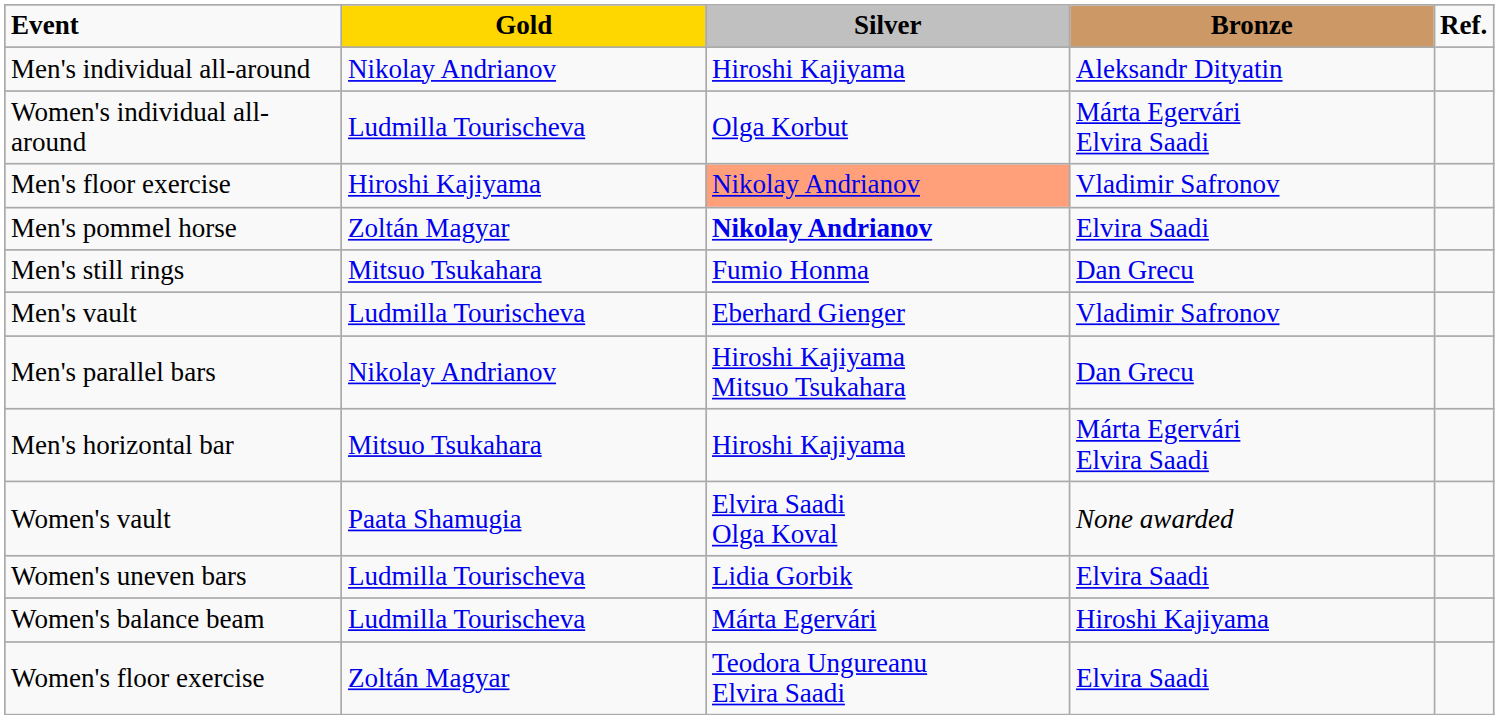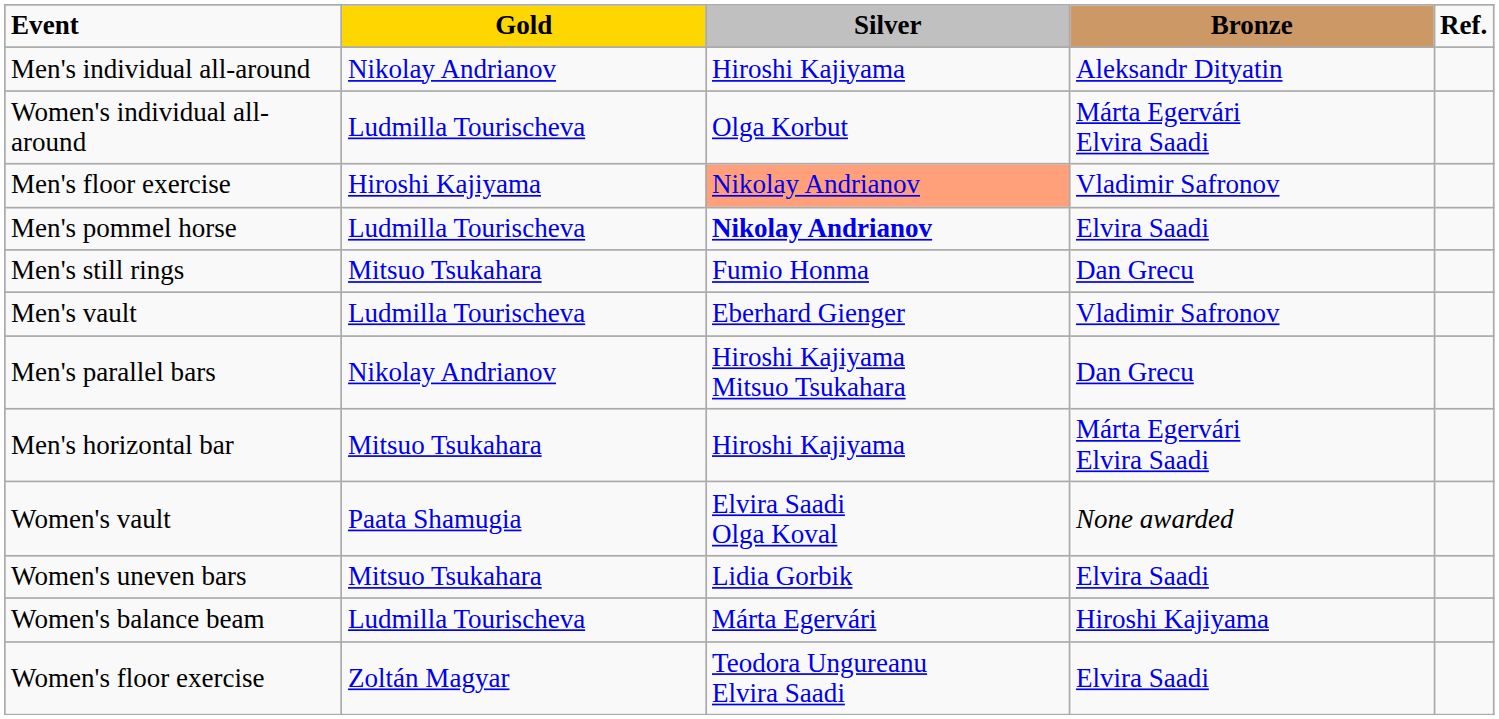(429, 227) Zoltán Magyar -> (467, 227) Ludmilla Tourischeva
(467, 576) Ludmilla Tourischeva -> (445, 576) Mitsuo Tsukahara
